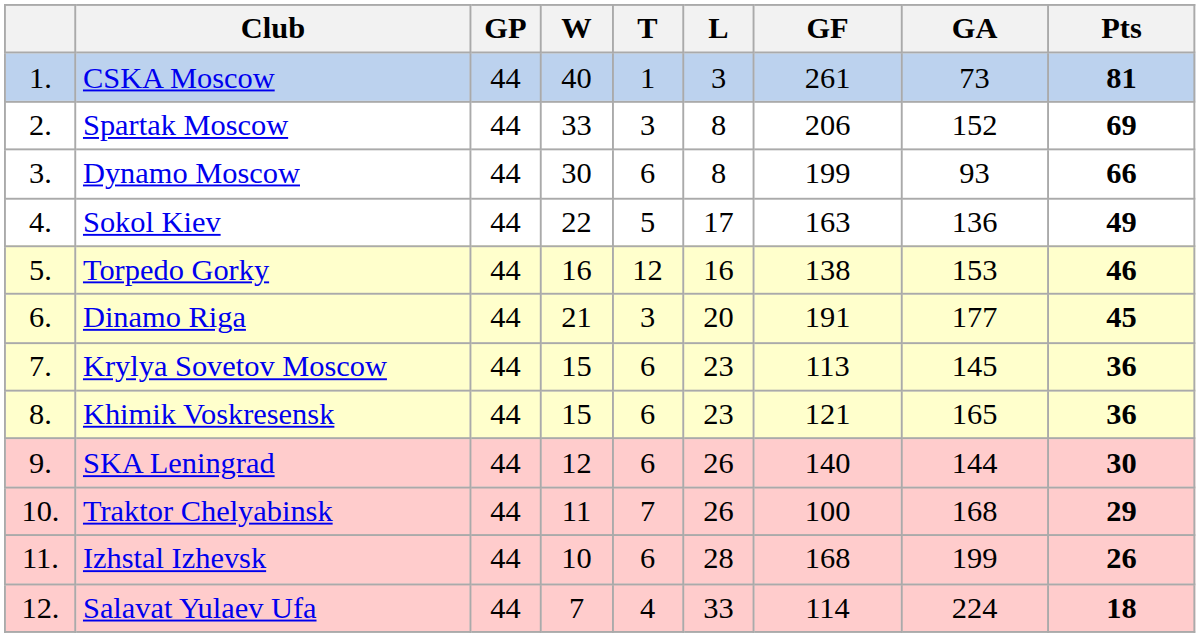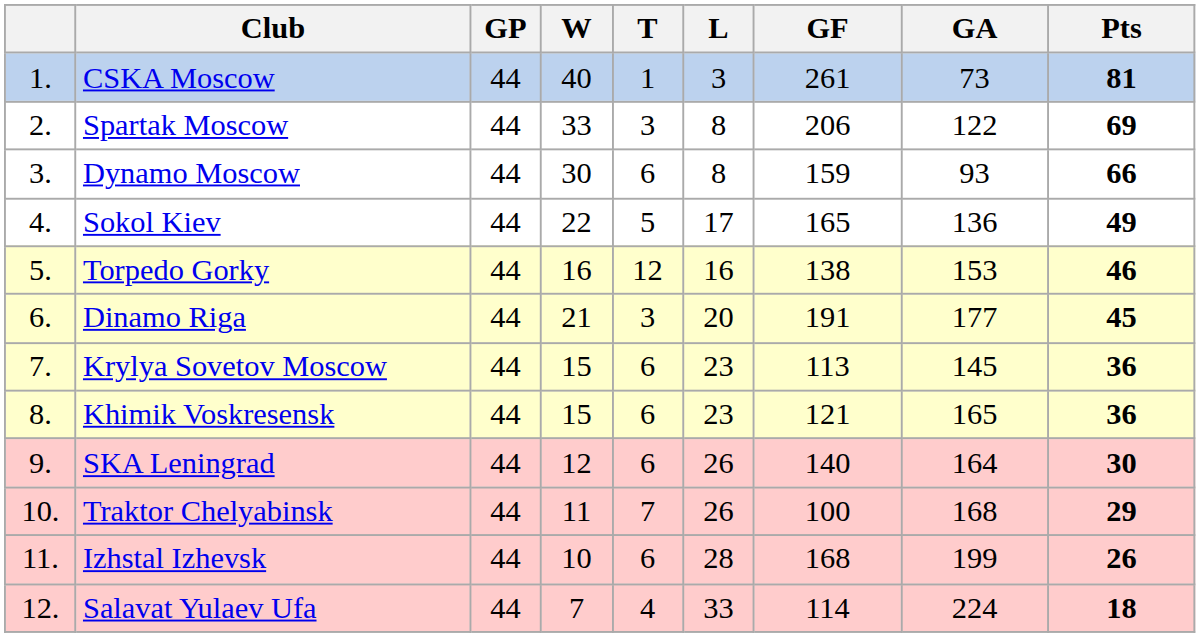(975, 125) 152 -> (975, 125) 122
(828, 173) 199 -> (828, 173) 159
(828, 221) 163 -> (828, 221) 165
(975, 462) 144 -> (975, 462) 164
